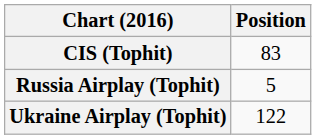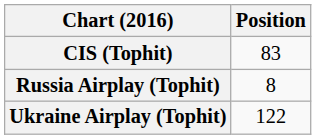(271, 85) 5 -> (271, 85) 8
